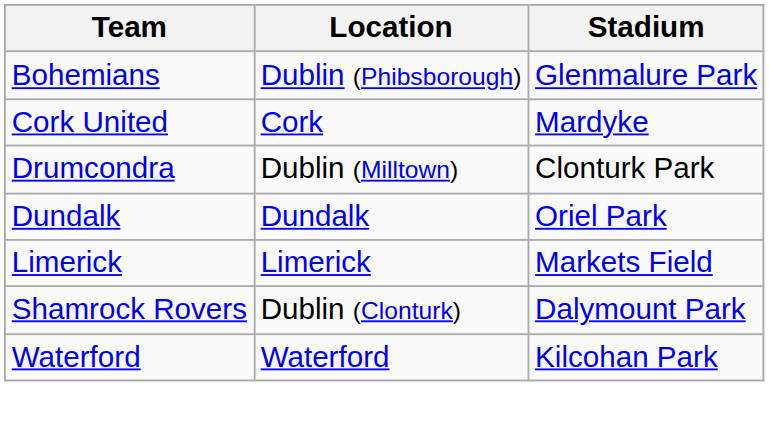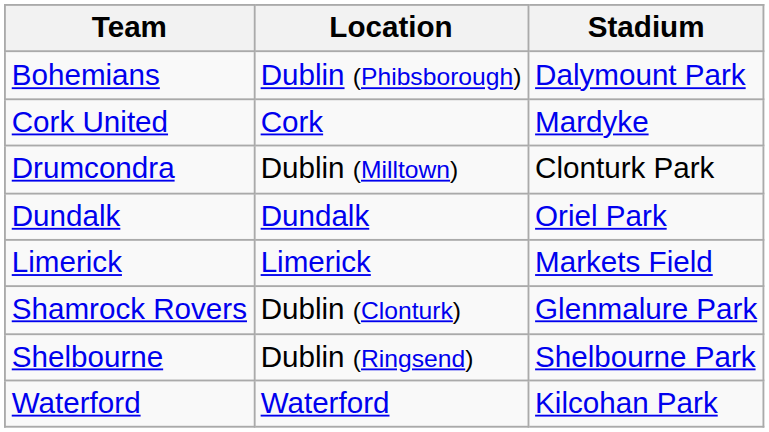(646, 74) Glenmalure Park -> (640, 74) Dalymount Park
(640, 309) Dalymount Park -> (646, 309) Glenmalure Park
+ row: (87, 356)
